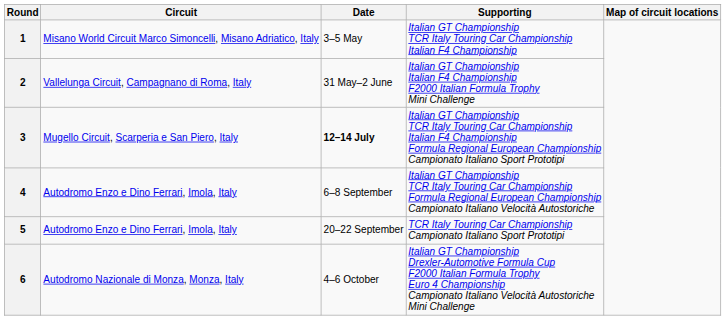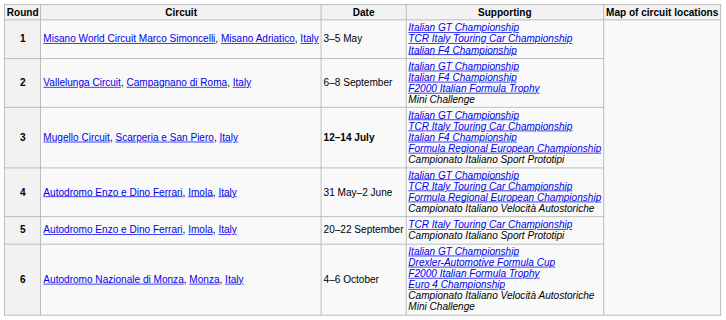(358, 82) 31 May–2 June -> (358, 82) 6–8 September
(358, 192) 6–8 September -> (358, 192) 31 May–2 June
